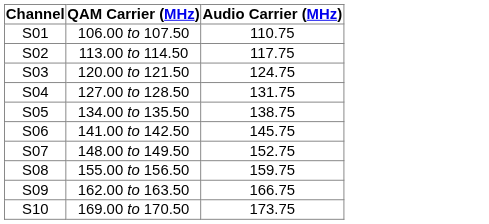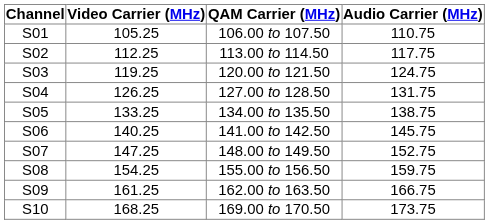+ column: (136, 14)
